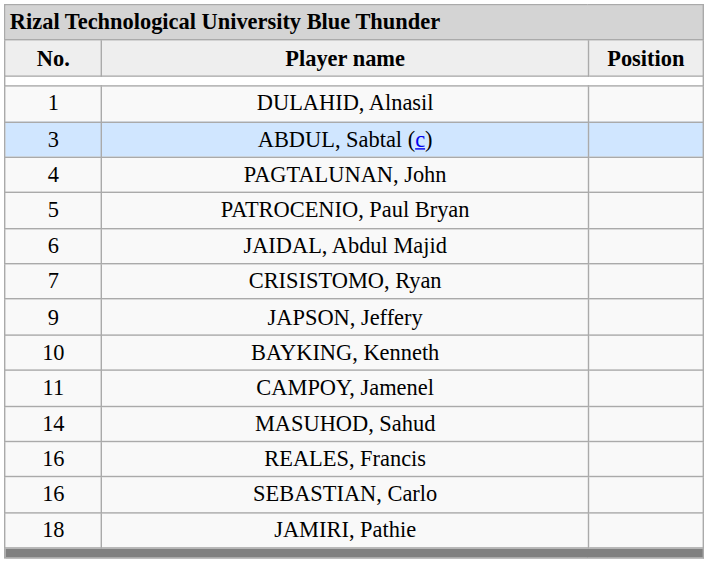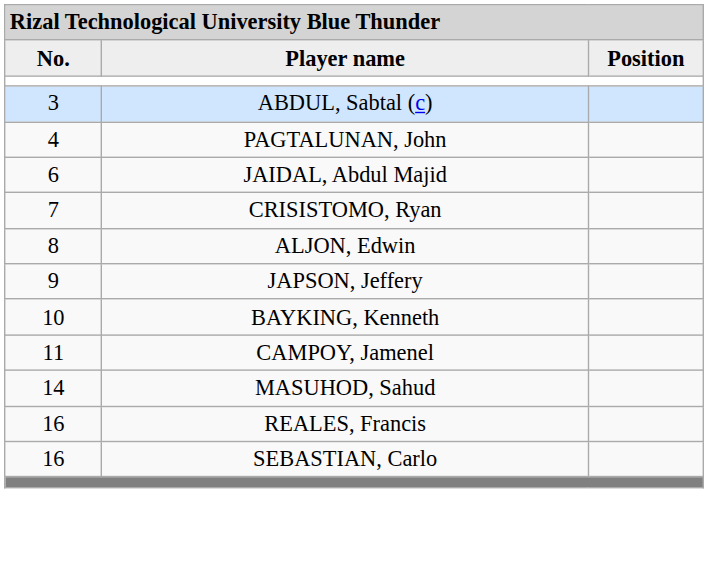- row: (53, 103)
- row: (53, 210)
+ row: (53, 245)
- row: (53, 529)
